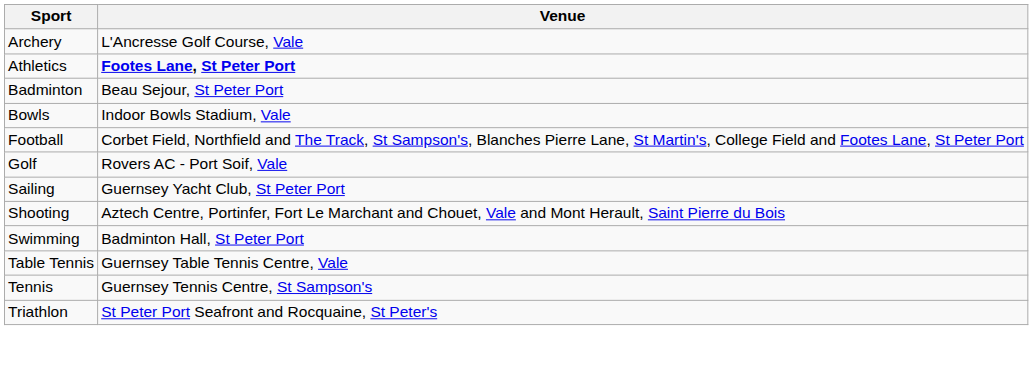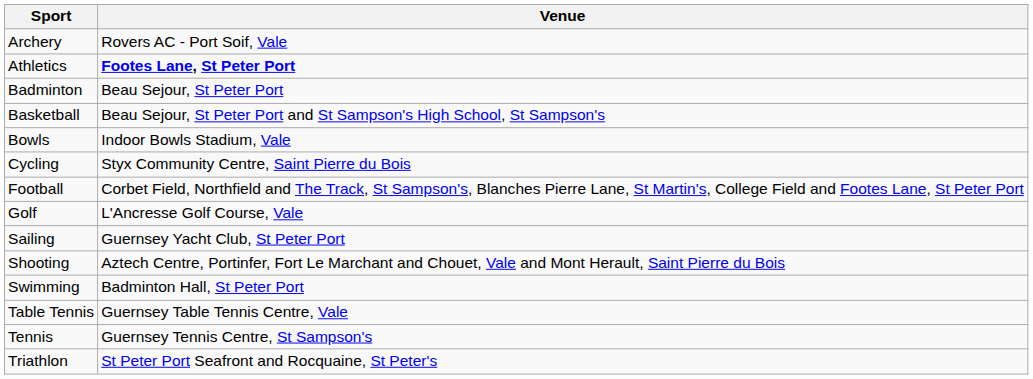(202, 41) L'Ancresse Golf Course, Vale -> (194, 41) Rovers AC - Port Soif, Vale
+ row: (44, 115)
+ row: (34, 164)
(194, 164) Rovers AC - Port Soif, Vale -> (202, 213) L'Ancresse Golf Course, Vale
